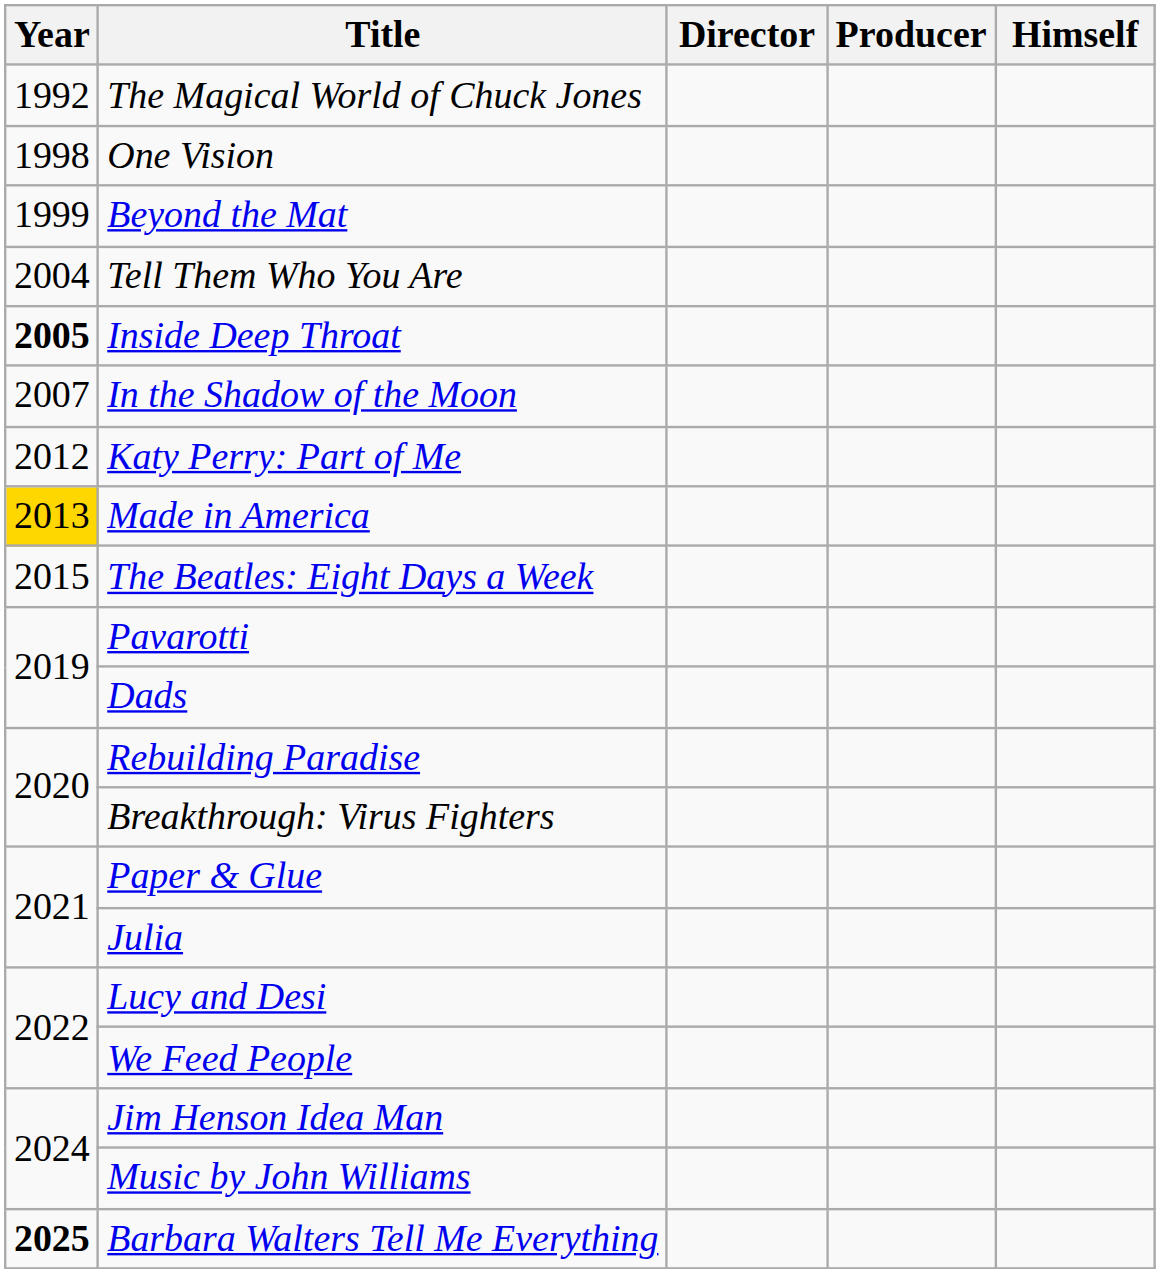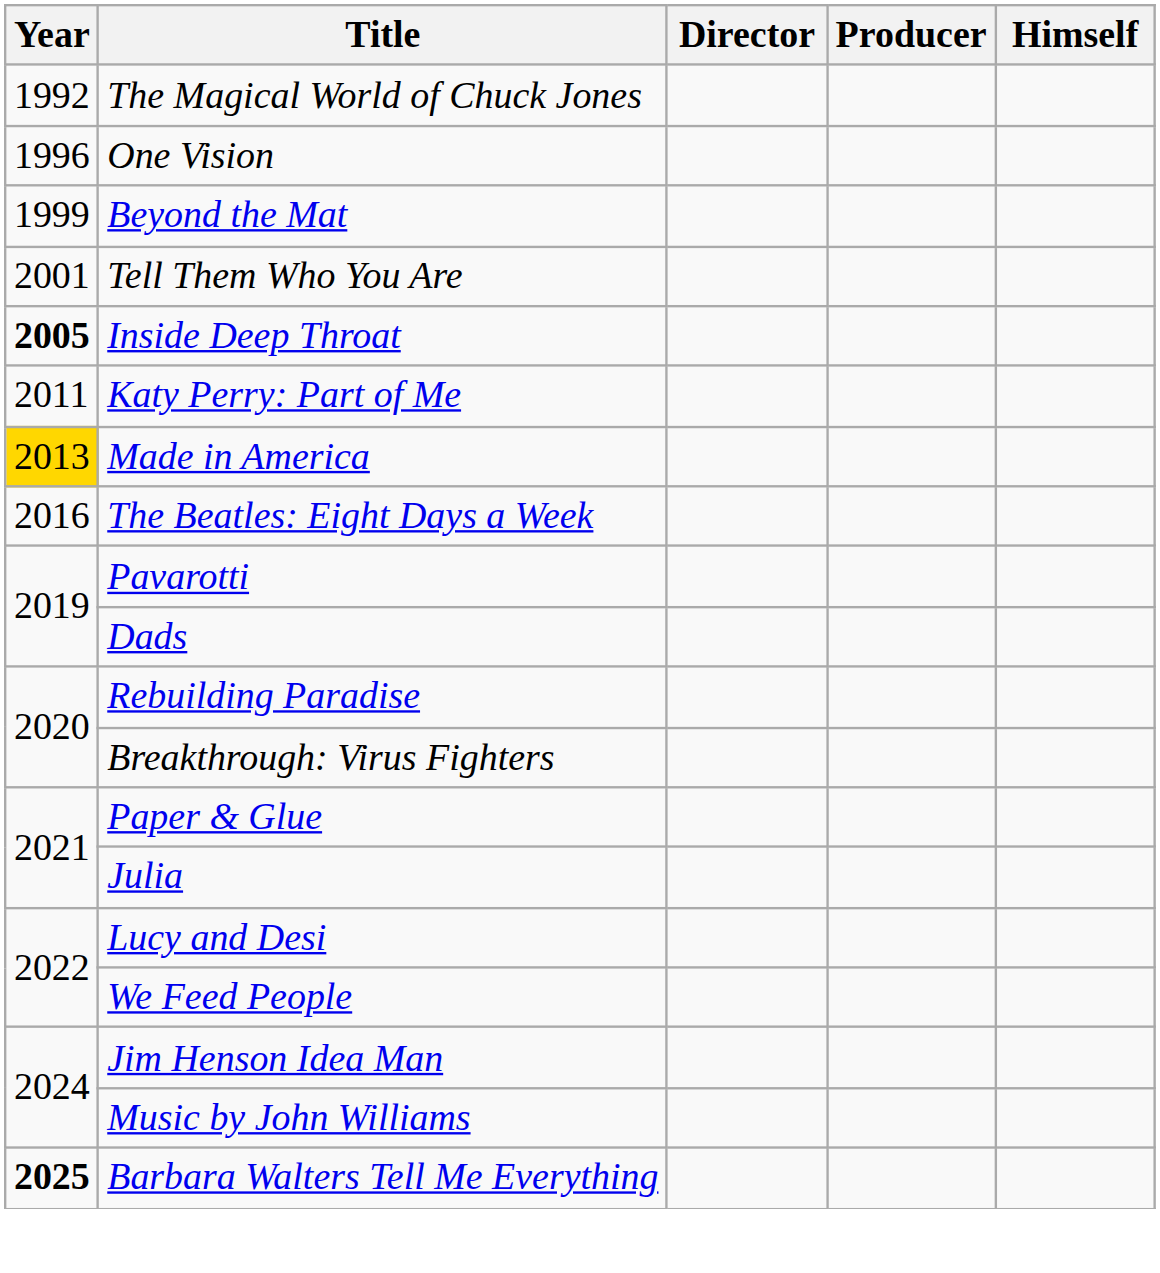(52, 154) 1998 -> (52, 154) 1996
(52, 275) 2004 -> (52, 275) 2001
- row: (312, 395)
(52, 455) 2012 -> (51, 395) 2011
(52, 575) 2015 -> (52, 515) 2016
